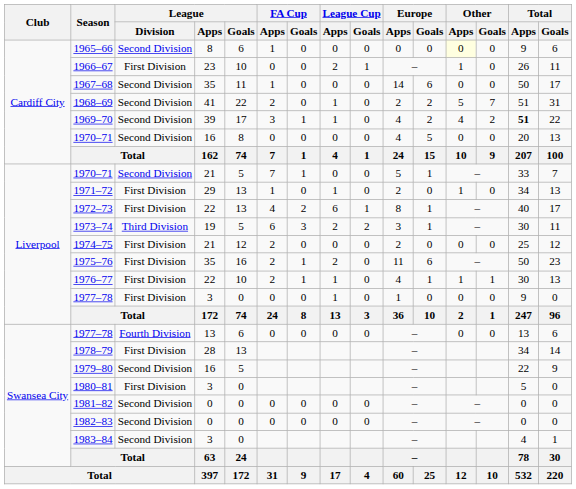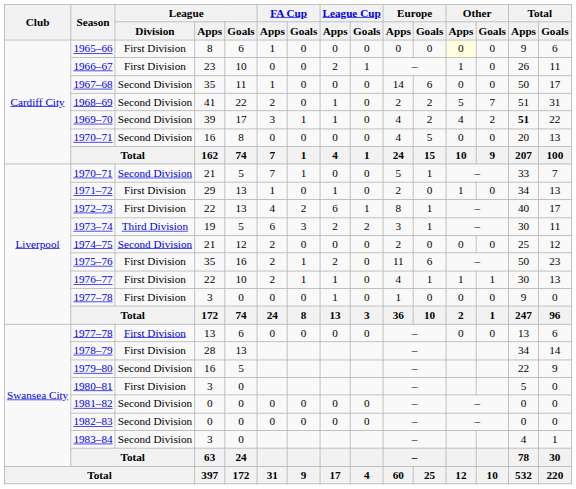(155, 48) Second Division -> (155, 48) First Division
(155, 244) First Division -> (155, 244) Second Division
(155, 333) Fourth Division -> (155, 333) First Division
